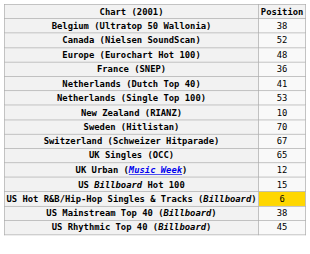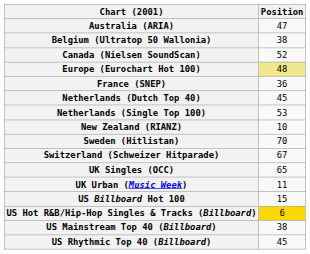+ row: (132, 26)
(282, 55) no background -> (282, 69) khaki background
(282, 84) 41 -> (282, 98) 45
(282, 170) 12 -> (282, 184) 11
